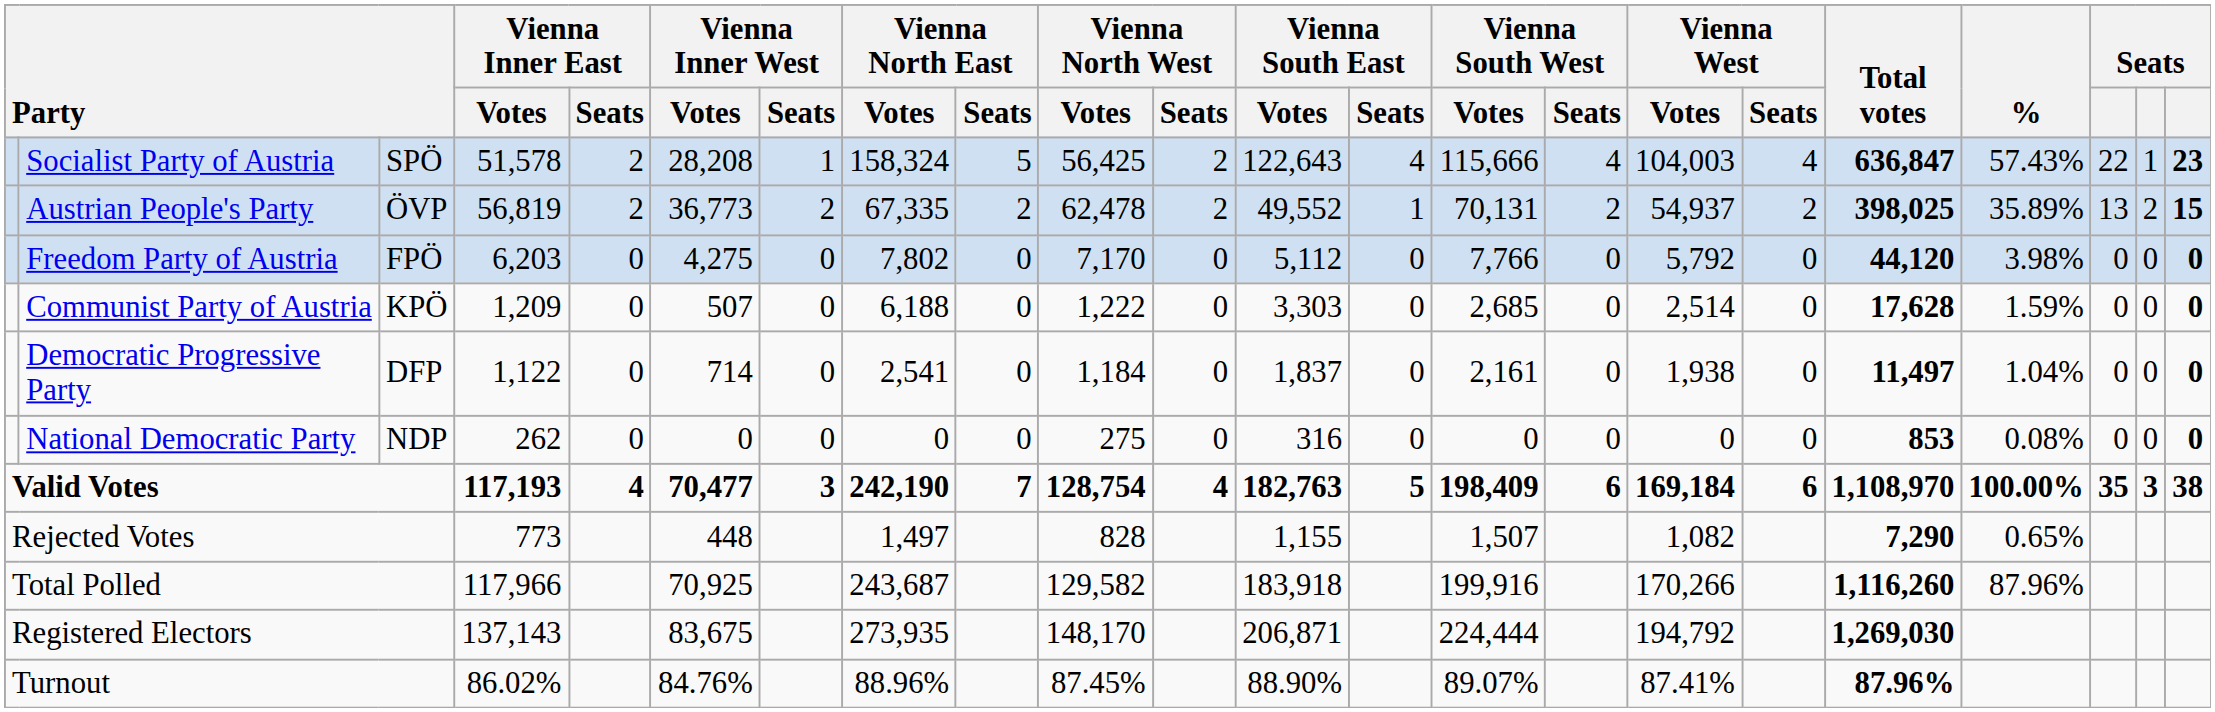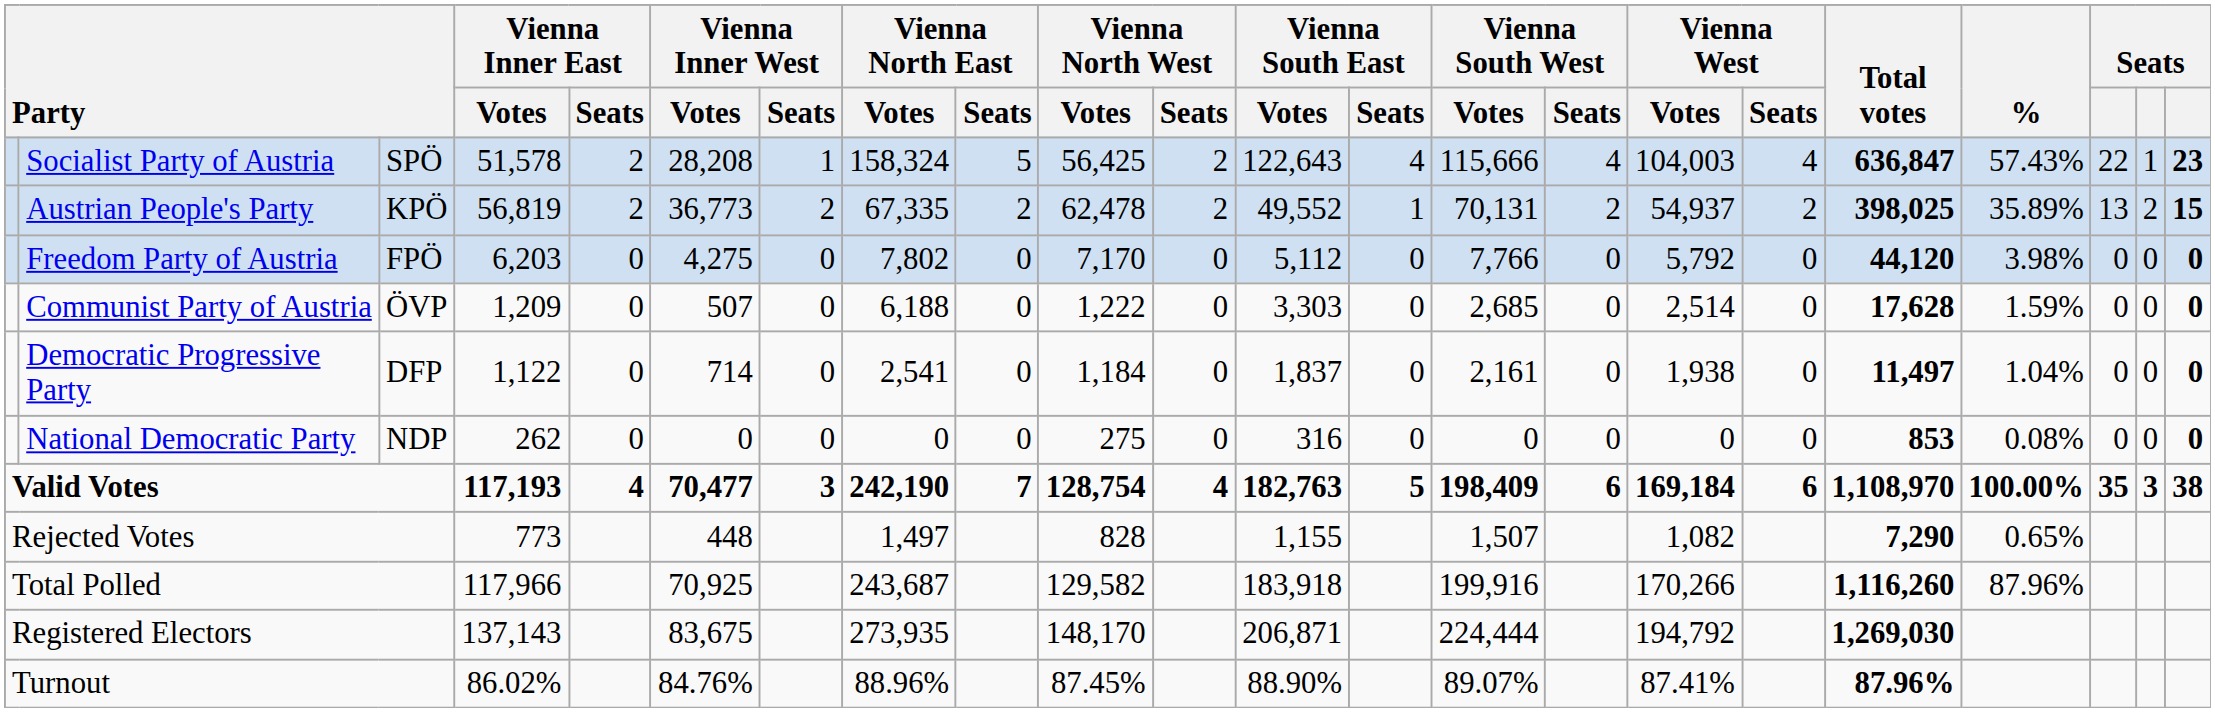(417, 209) ÖVP -> (417, 209) KPÖ
(417, 307) KPÖ -> (417, 307) ÖVP
